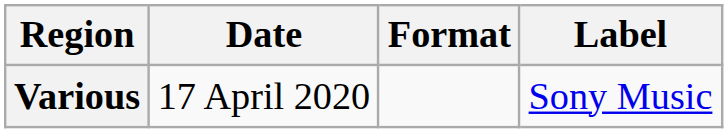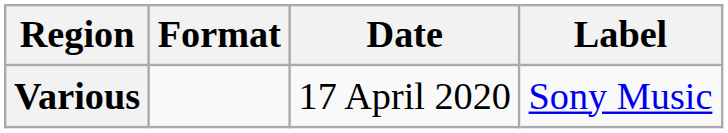columns swapped: (264, 34) <-> (449, 34)
